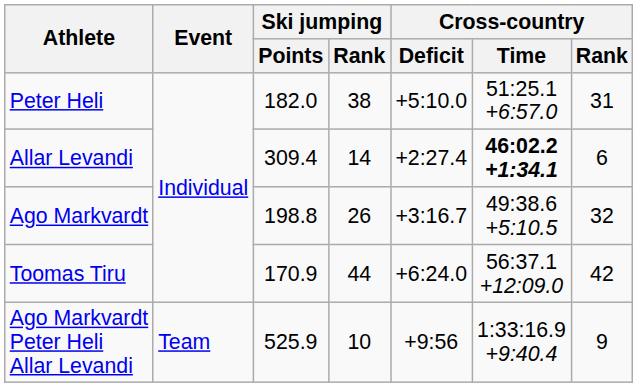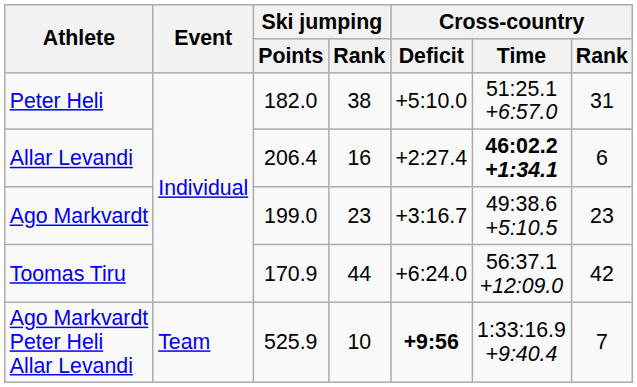(291, 158) 309.4 -> (291, 158) 206.4
(359, 158) 14 -> (359, 158) 16
(291, 216) 198.8 -> (291, 216) 199.0
(359, 216) 26 -> (359, 216) 23
(602, 216) 32 -> (602, 216) 23
(431, 342) normal -> (431, 342) bold
(602, 342) 9 -> (602, 342) 7
